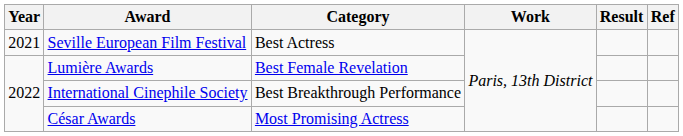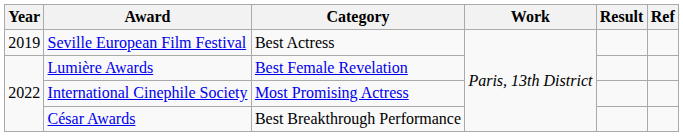(24, 42) 2021 -> (24, 42) 2019
(358, 93) Best Breakthrough Performance -> (332, 93) Most Promising Actress
(332, 118) Most Promising Actress -> (358, 118) Best Breakthrough Performance
